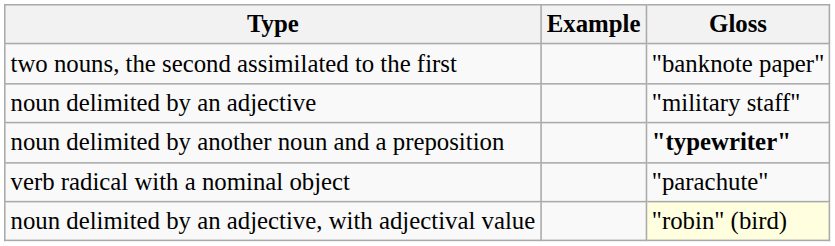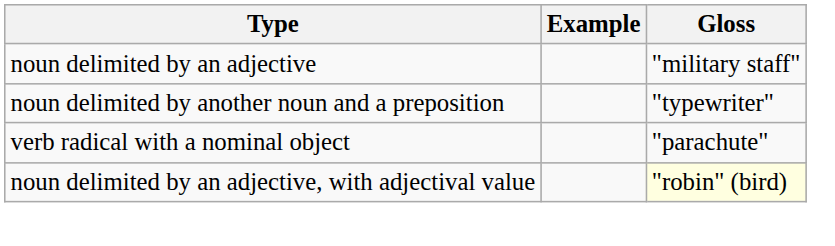- row: (234, 63)
(721, 142) bold -> (713, 102) normal
